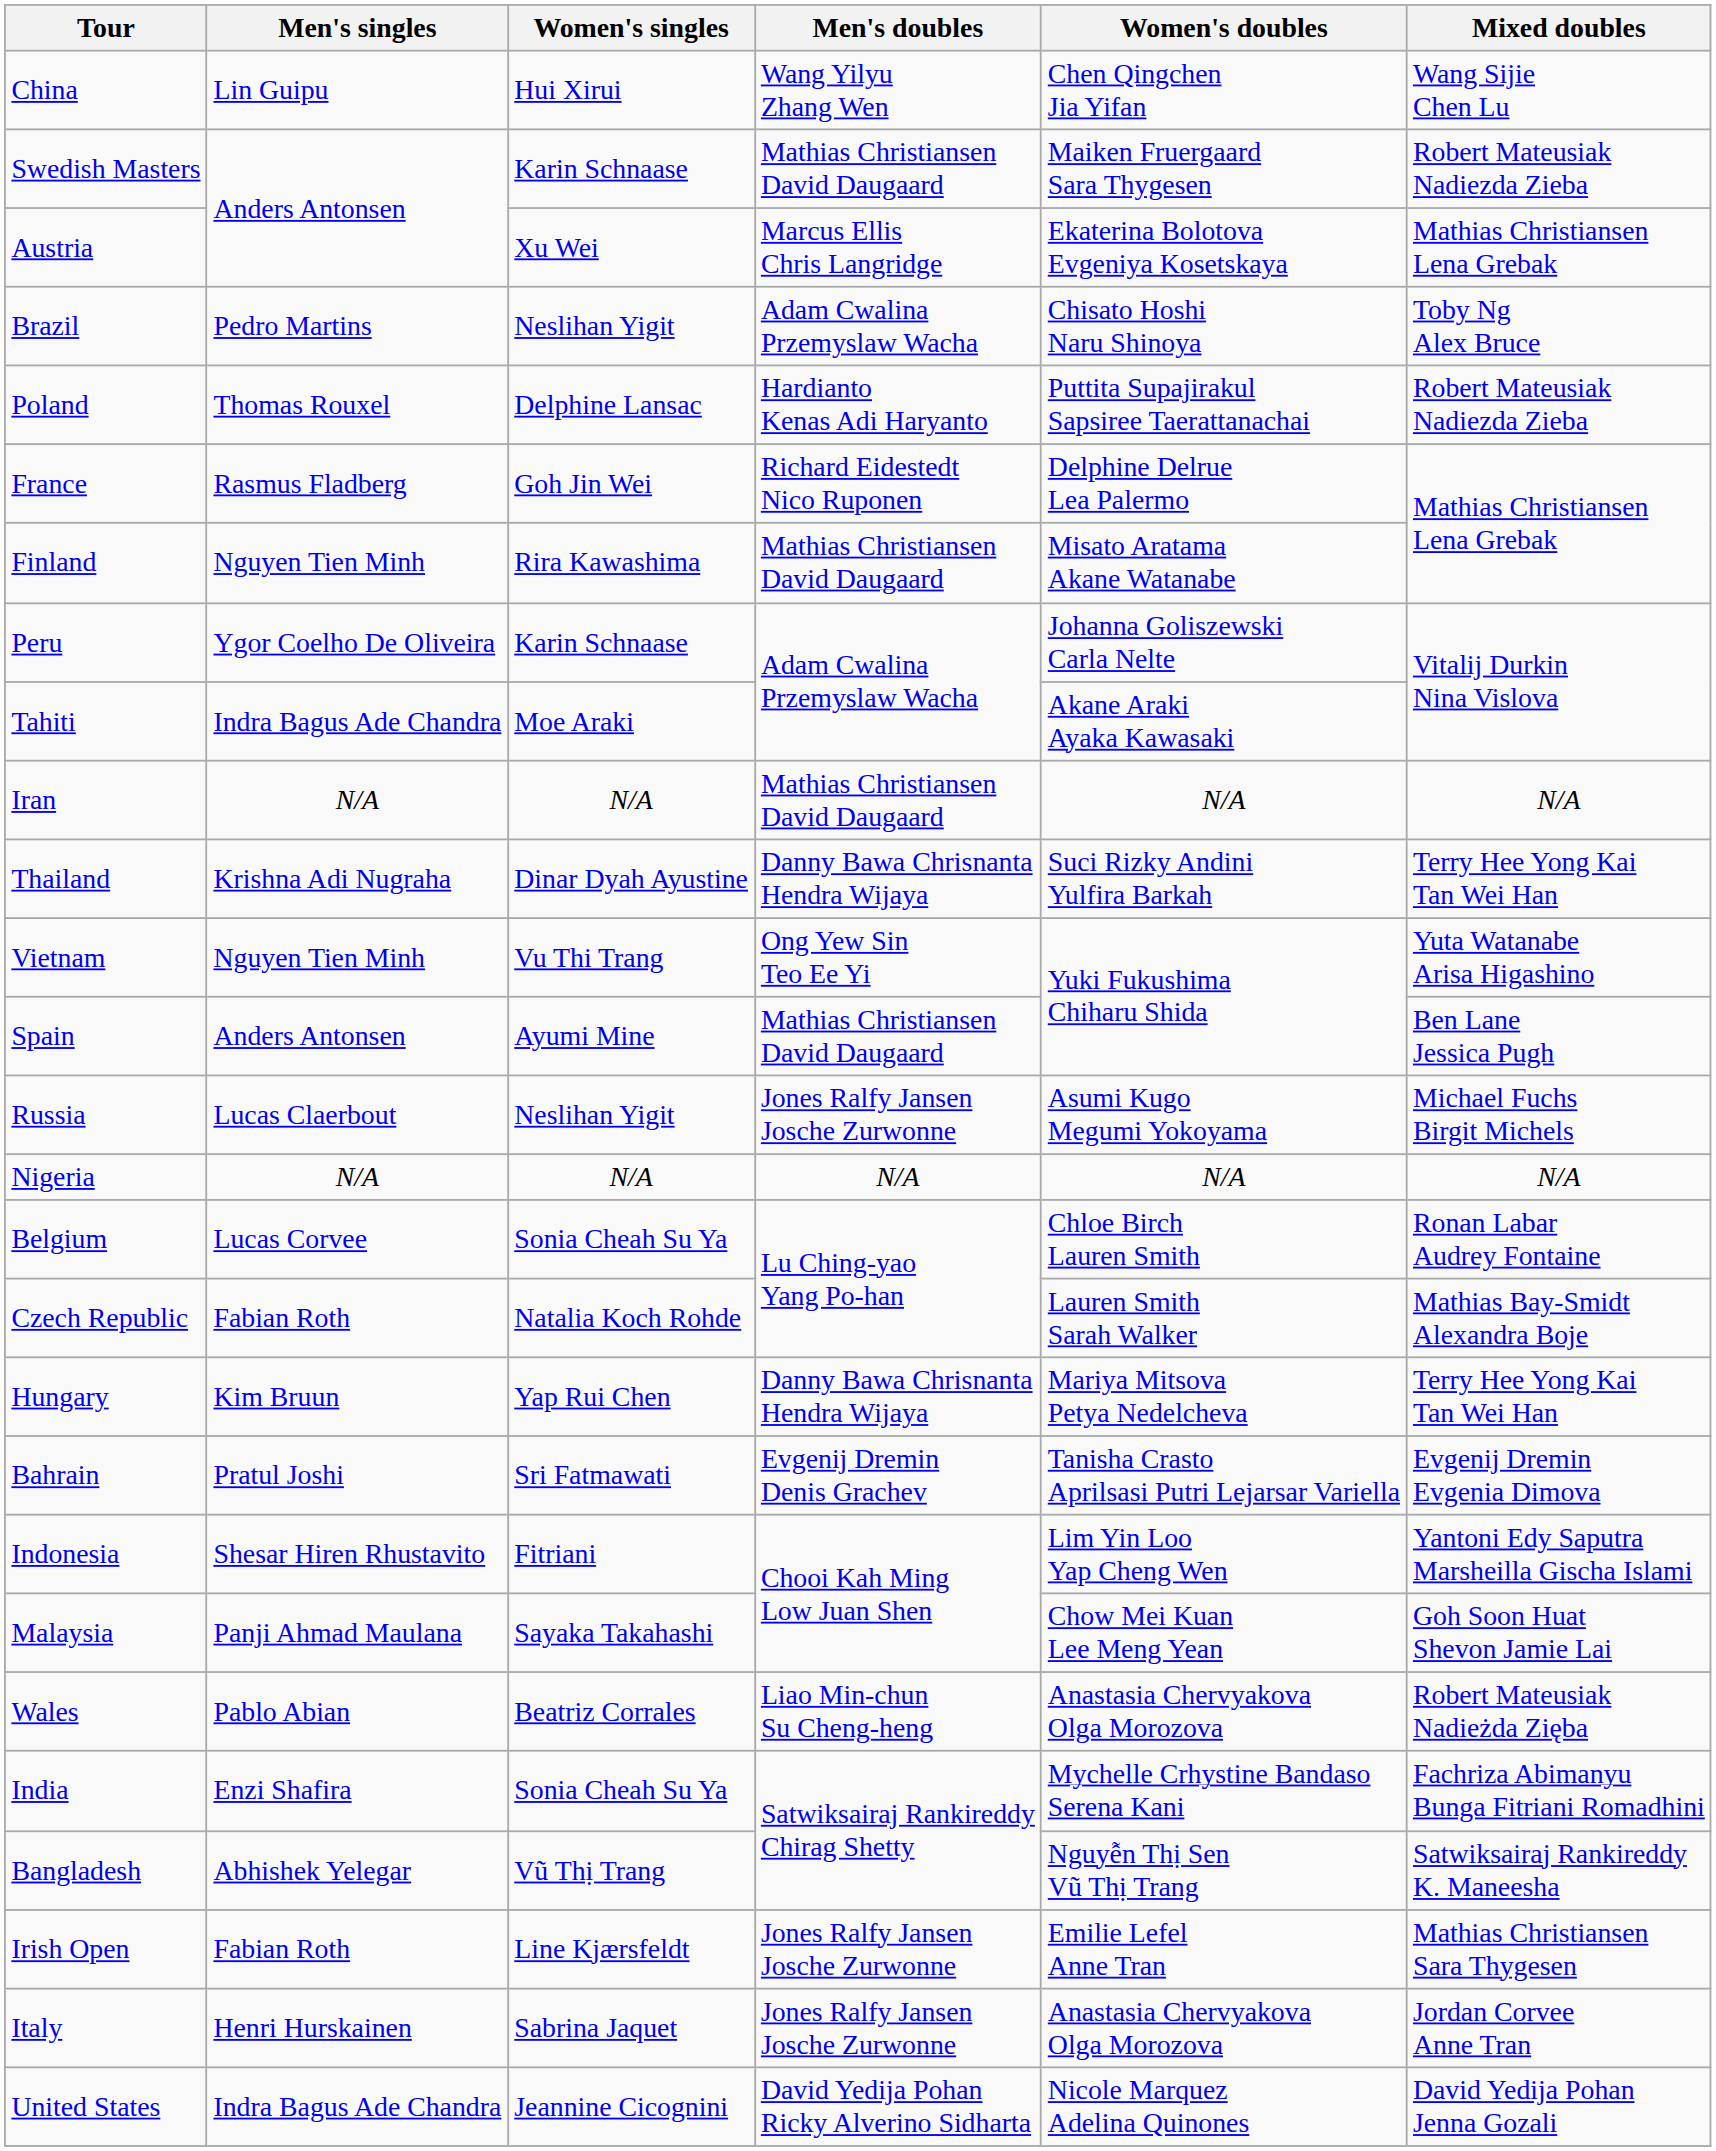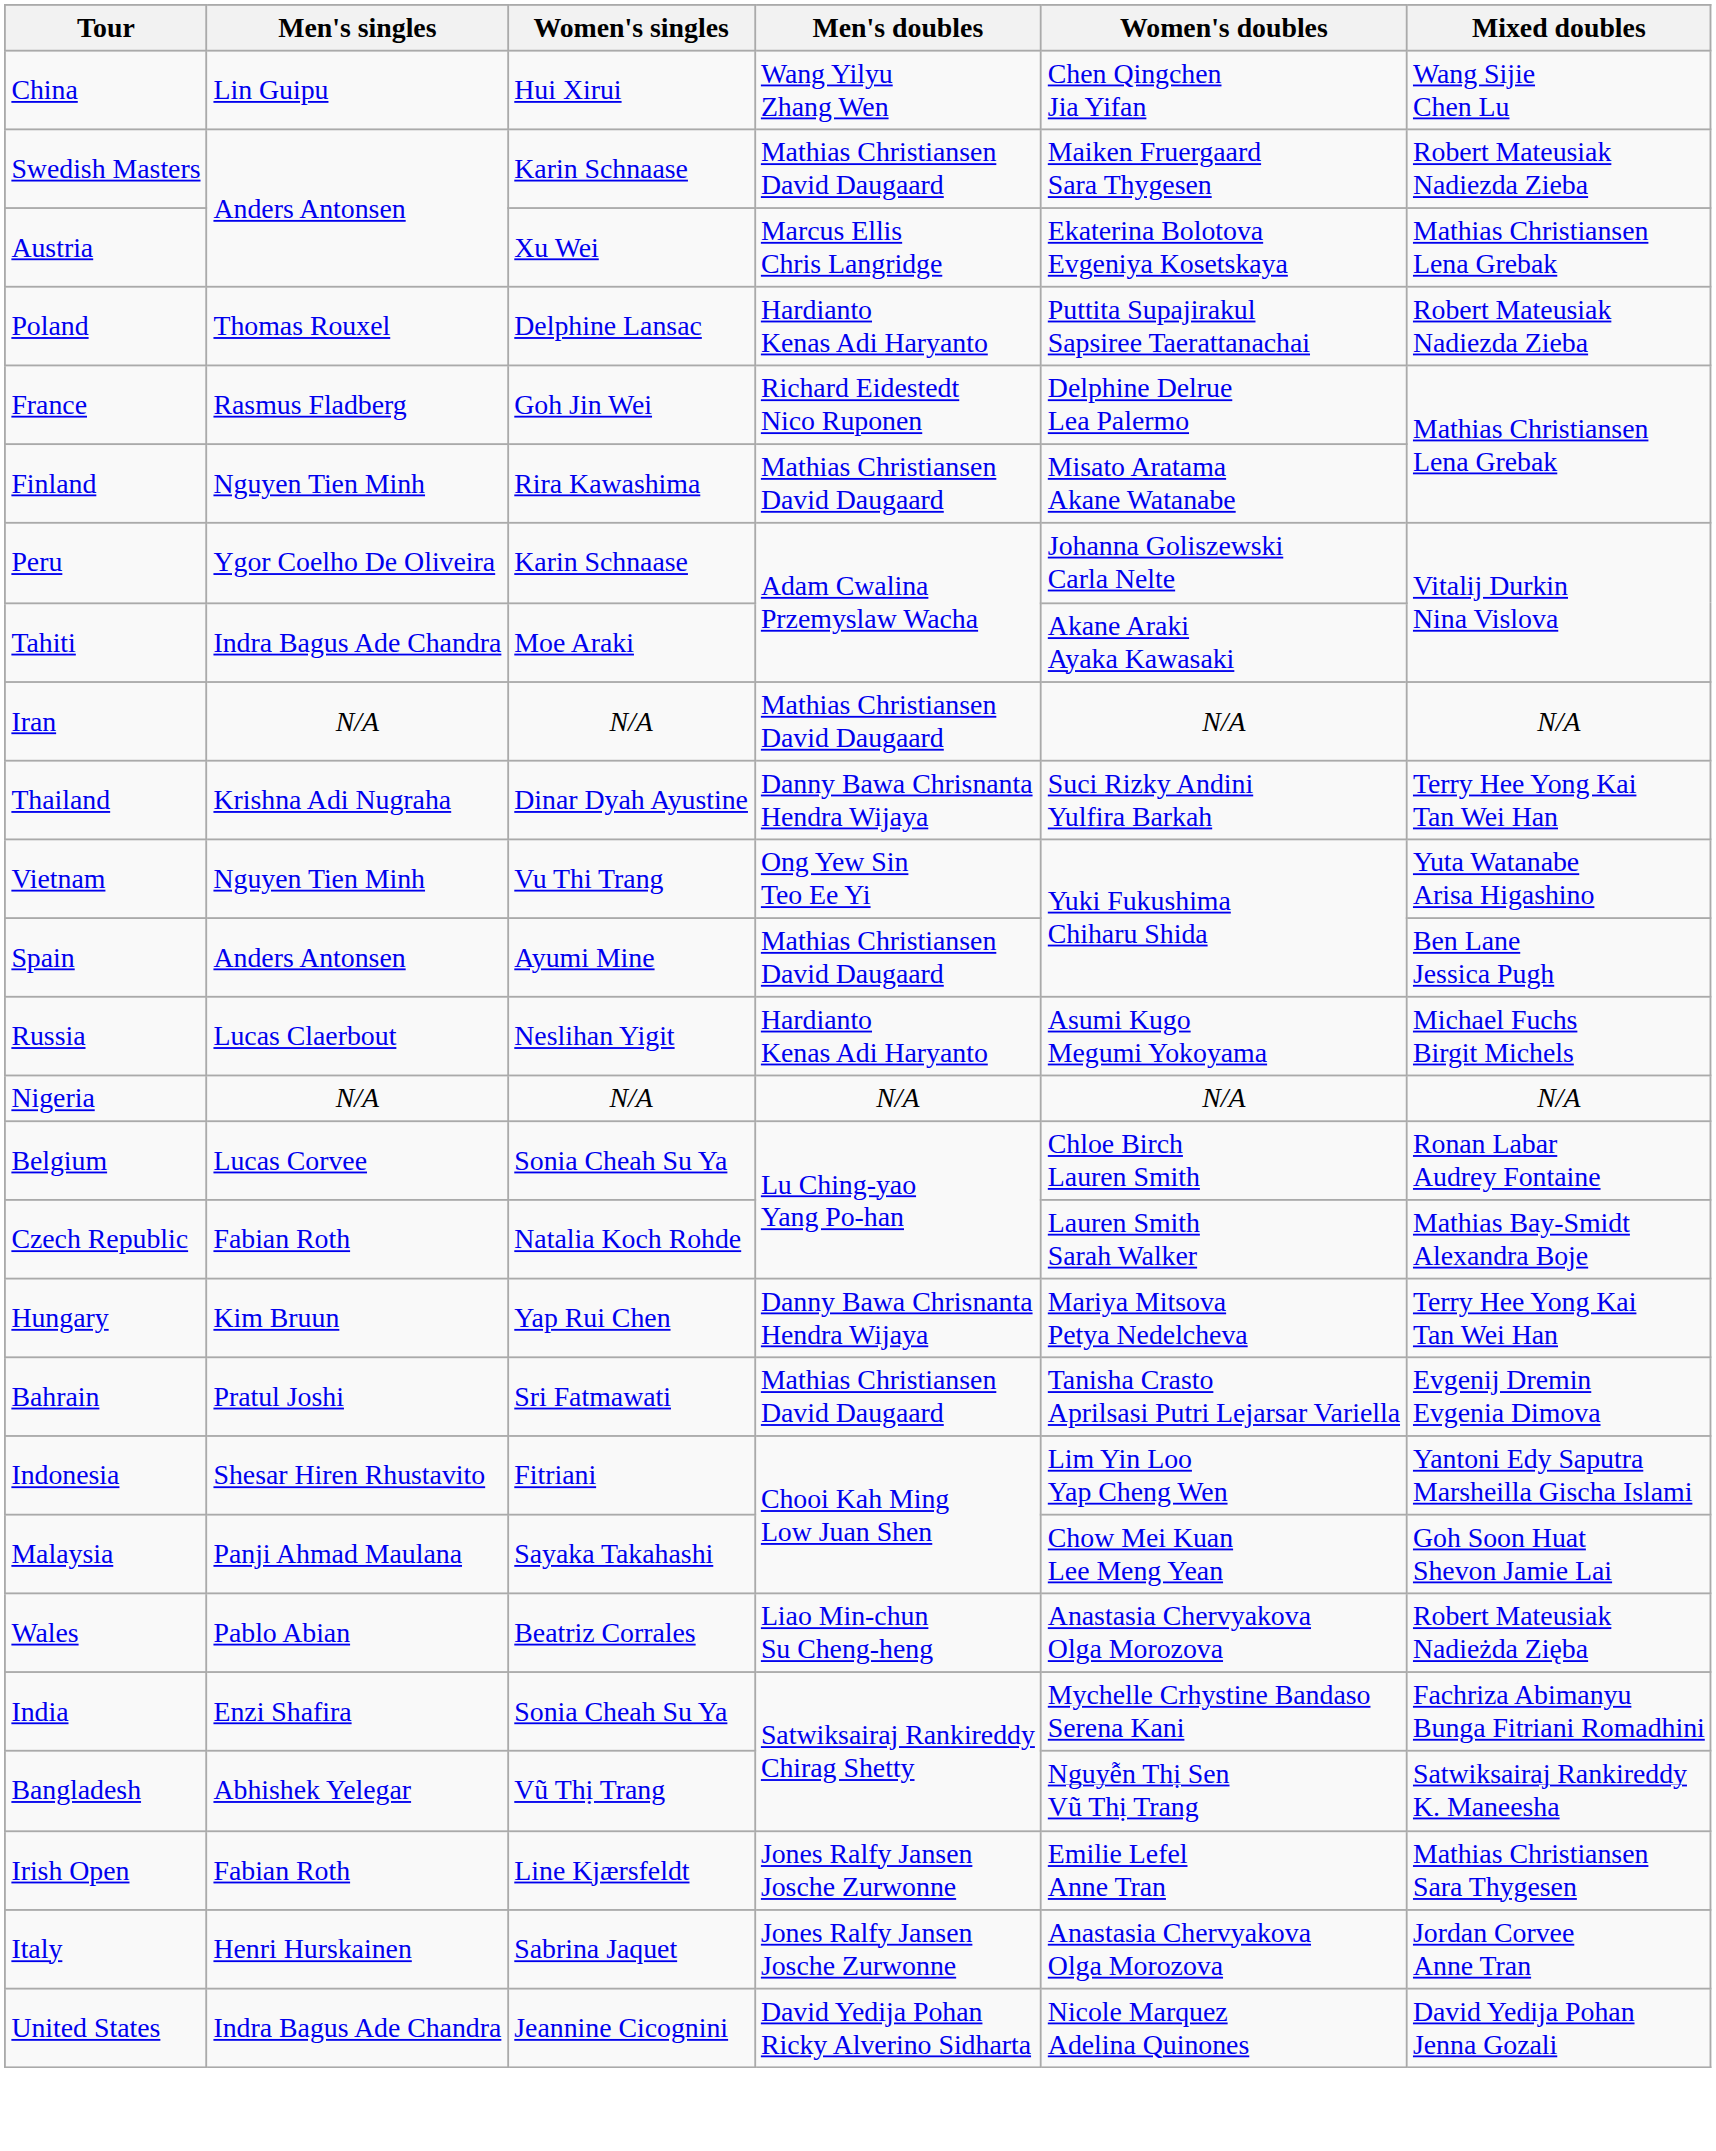- row: (45, 326)
(867, 1114) Jones Ralfy Jansen Josche Zurwonne -> (874, 1035) Hardianto Kenas Adi Haryanto
(850, 1475) Evgenij Dremin Denis Grachev -> (879, 1396) Mathias Christiansen David Daugaard
